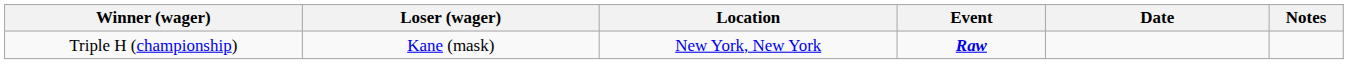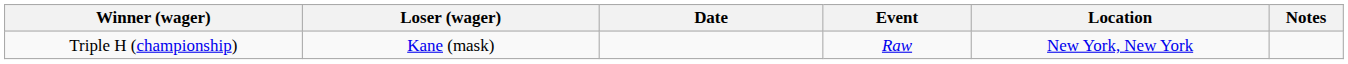columns swapped: (748, 17) <-> (1157, 17)
(971, 44) bold -> (897, 44) normal
